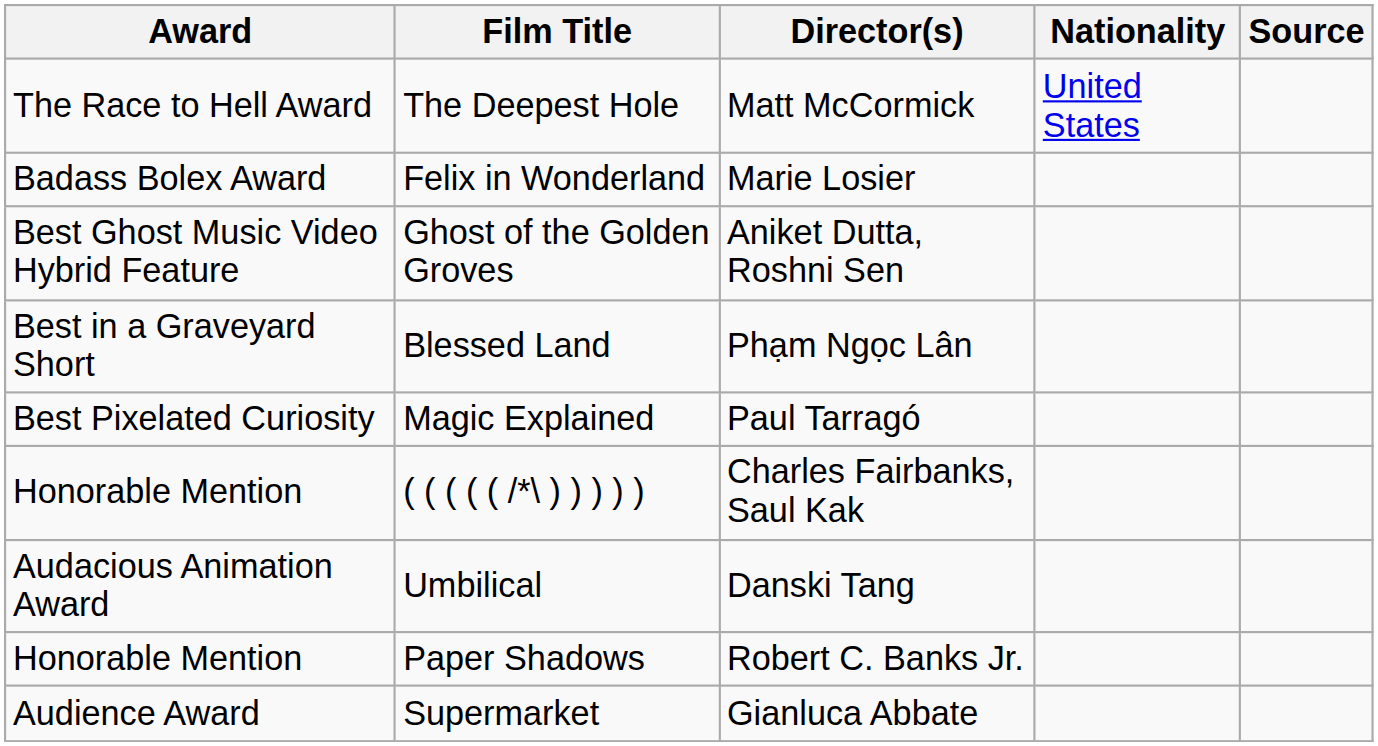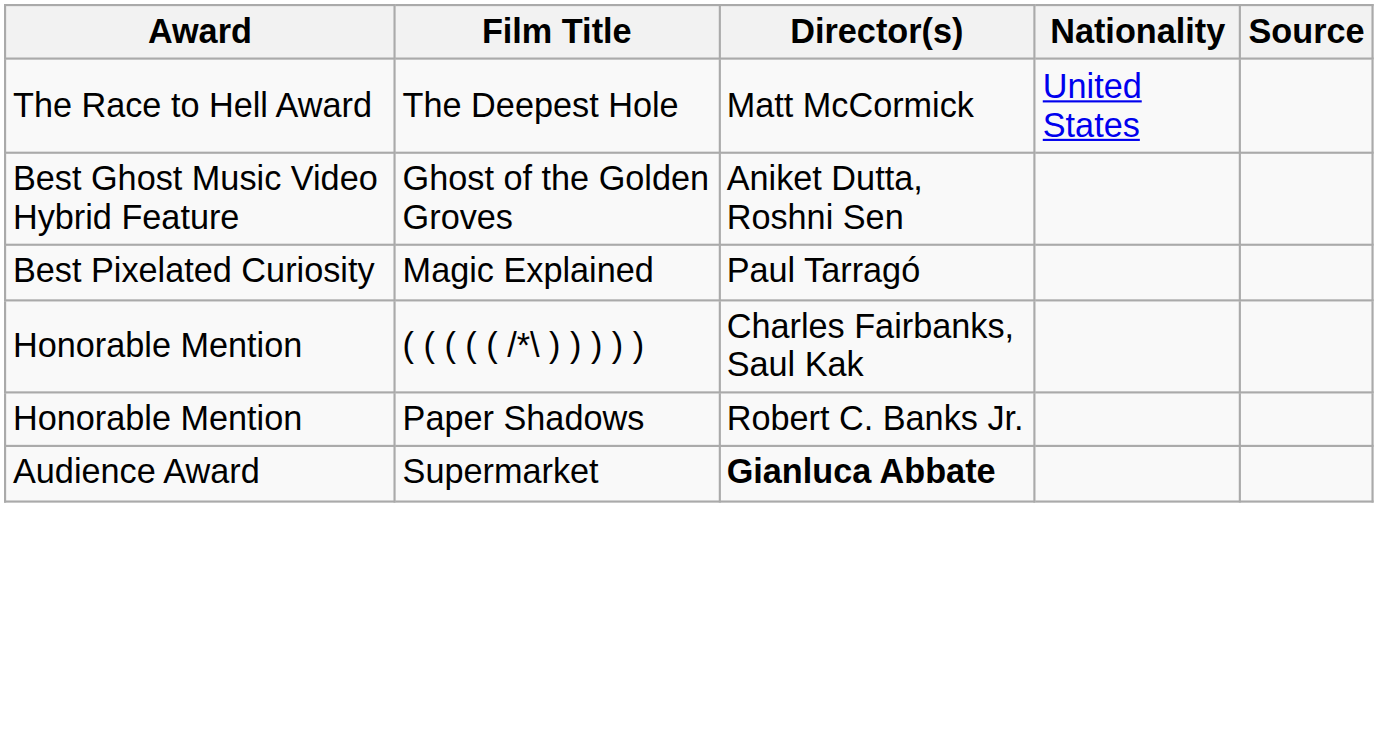- row: (554, 178)
- row: (507, 345)
- row: (473, 585)
(853, 712) normal -> (861, 473) bold
